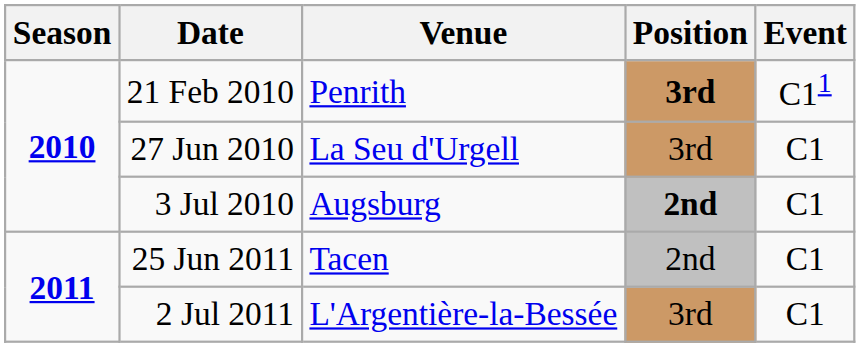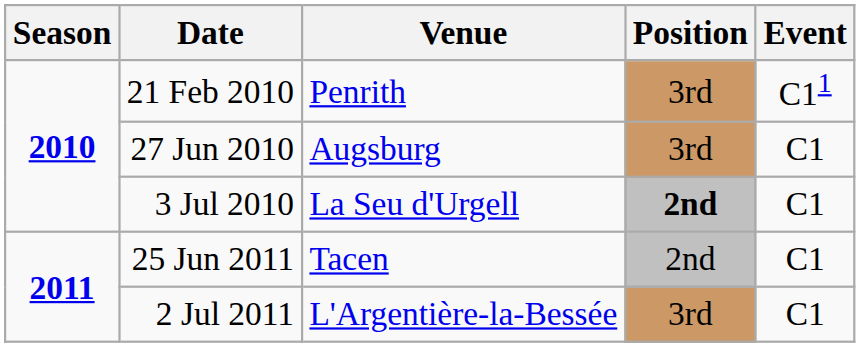(690, 90) bold -> (690, 90) normal
(414, 149) La Seu d'Urgell -> (375, 149) Augsburg
(375, 204) Augsburg -> (414, 204) La Seu d'Urgell
